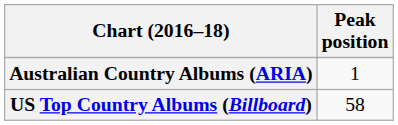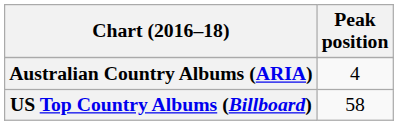(355, 73) 1 -> (355, 73) 4
